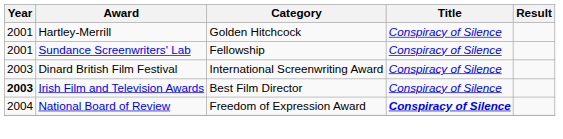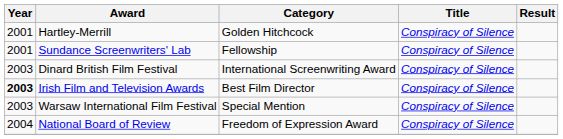+ row: (127, 106)
(450, 106) bold -> (458, 124) normal
